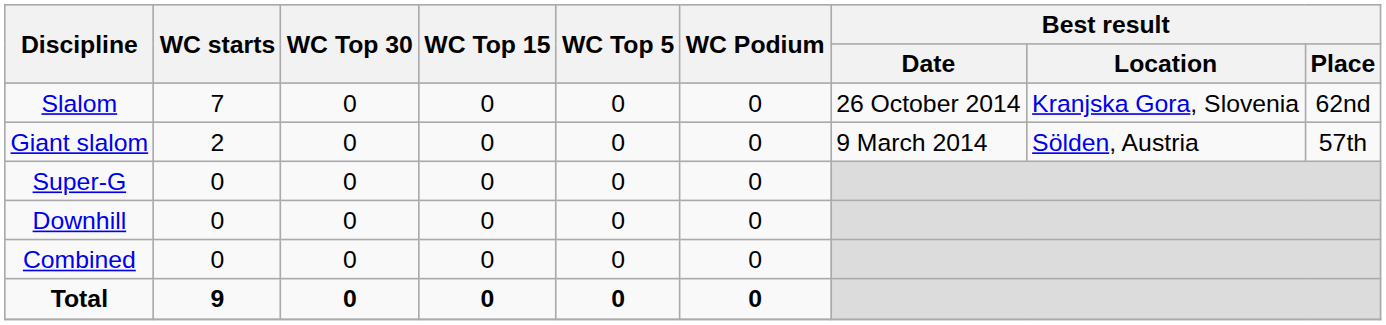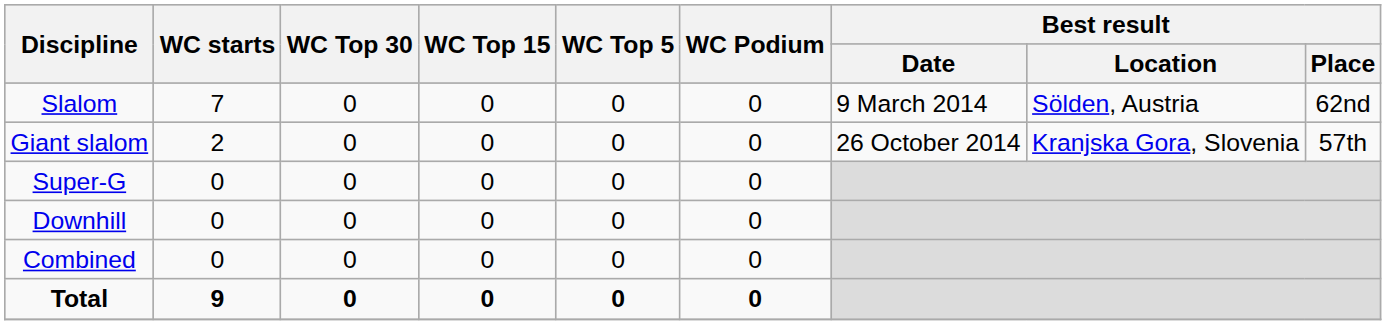(928, 103) 26 October 2014 -> (912, 103) 9 March 2014
(1166, 103) Kranjska Gora, Slovenia -> (1115, 103) Sölden, Austria
(912, 142) 9 March 2014 -> (928, 142) 26 October 2014
(1115, 142) Sölden, Austria -> (1166, 142) Kranjska Gora, Slovenia
